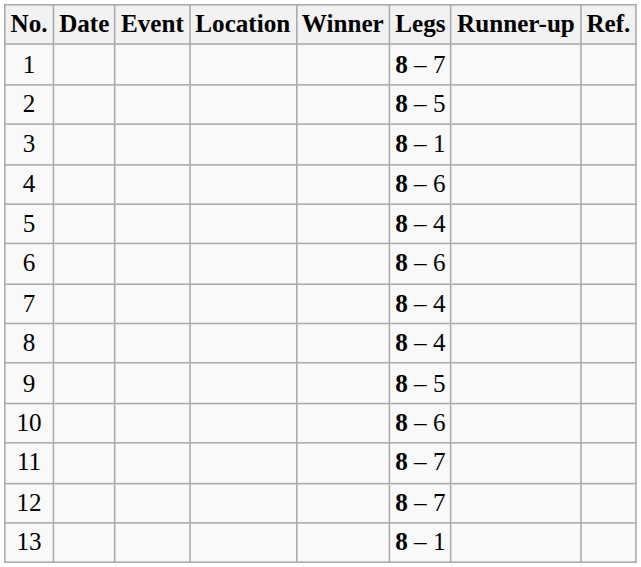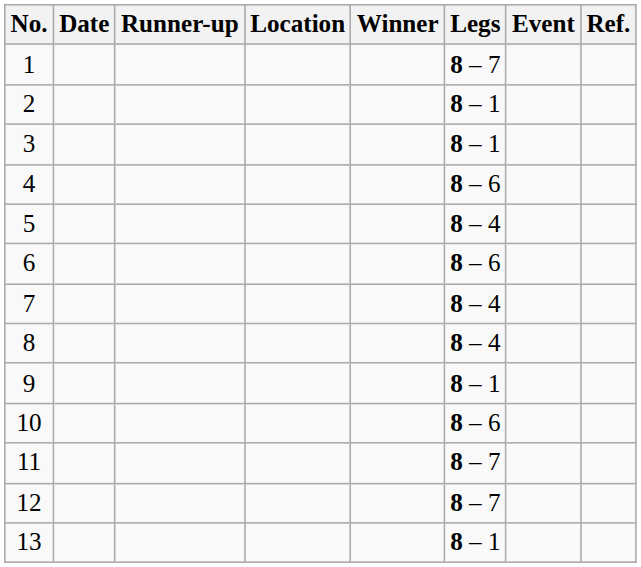columns swapped: (152, 24) <-> (516, 24)
(420, 104) 8 – 5 -> (475, 104) 8 – 1
(420, 382) 8 – 5 -> (475, 382) 8 – 1
